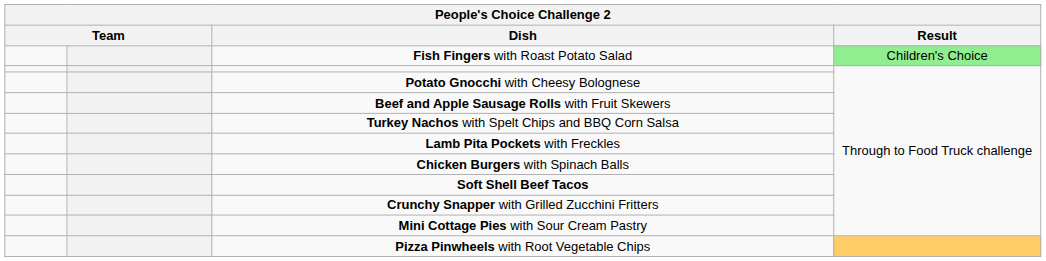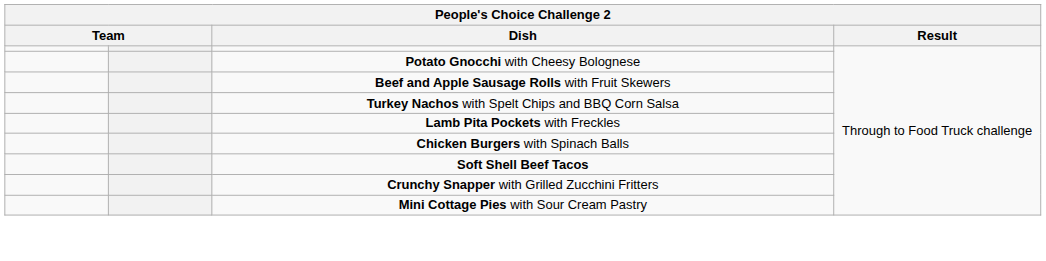- row: (523, 56)
- row: (523, 246)
